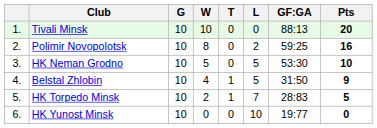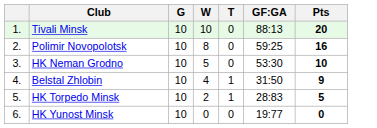- column: (256, 13)
